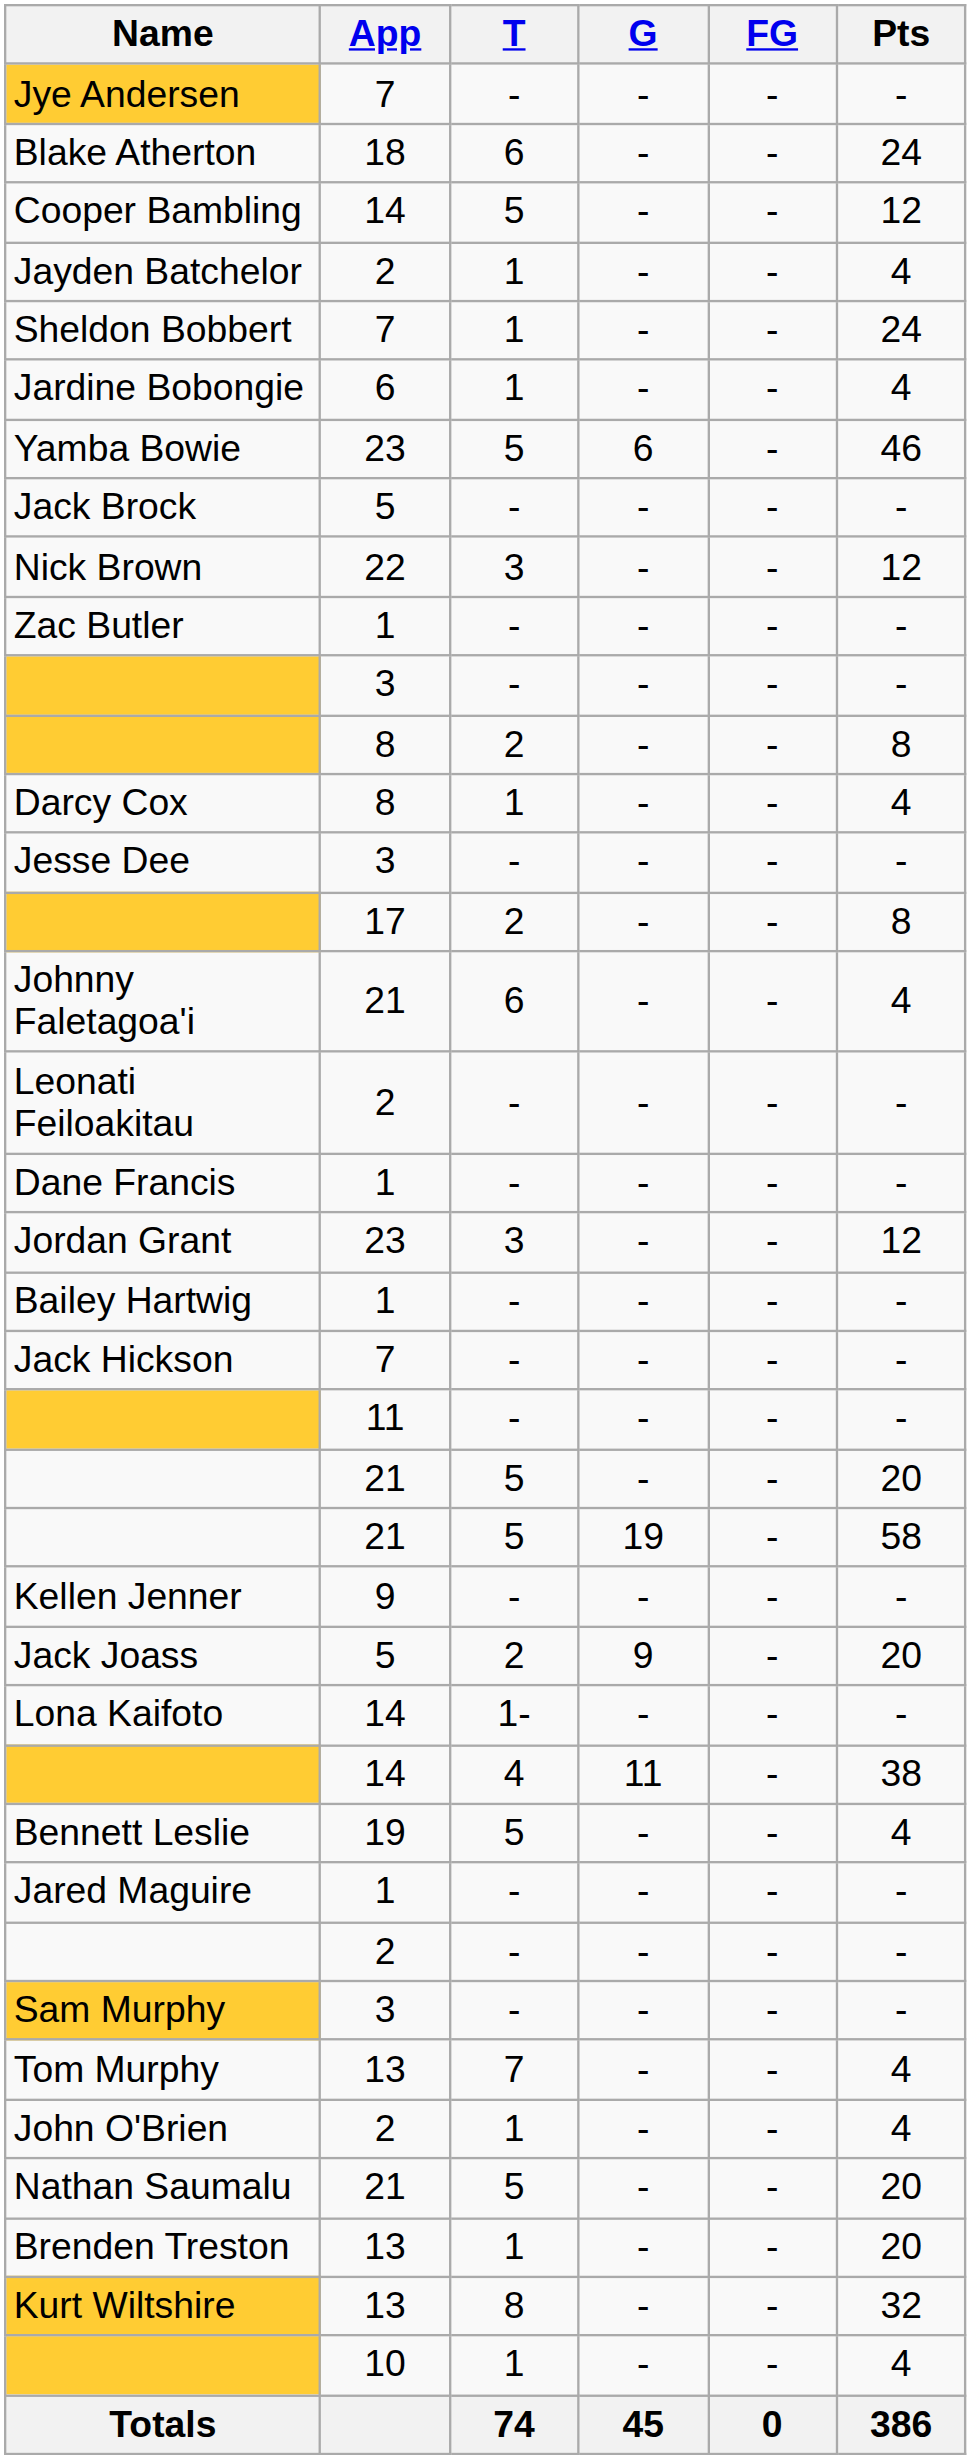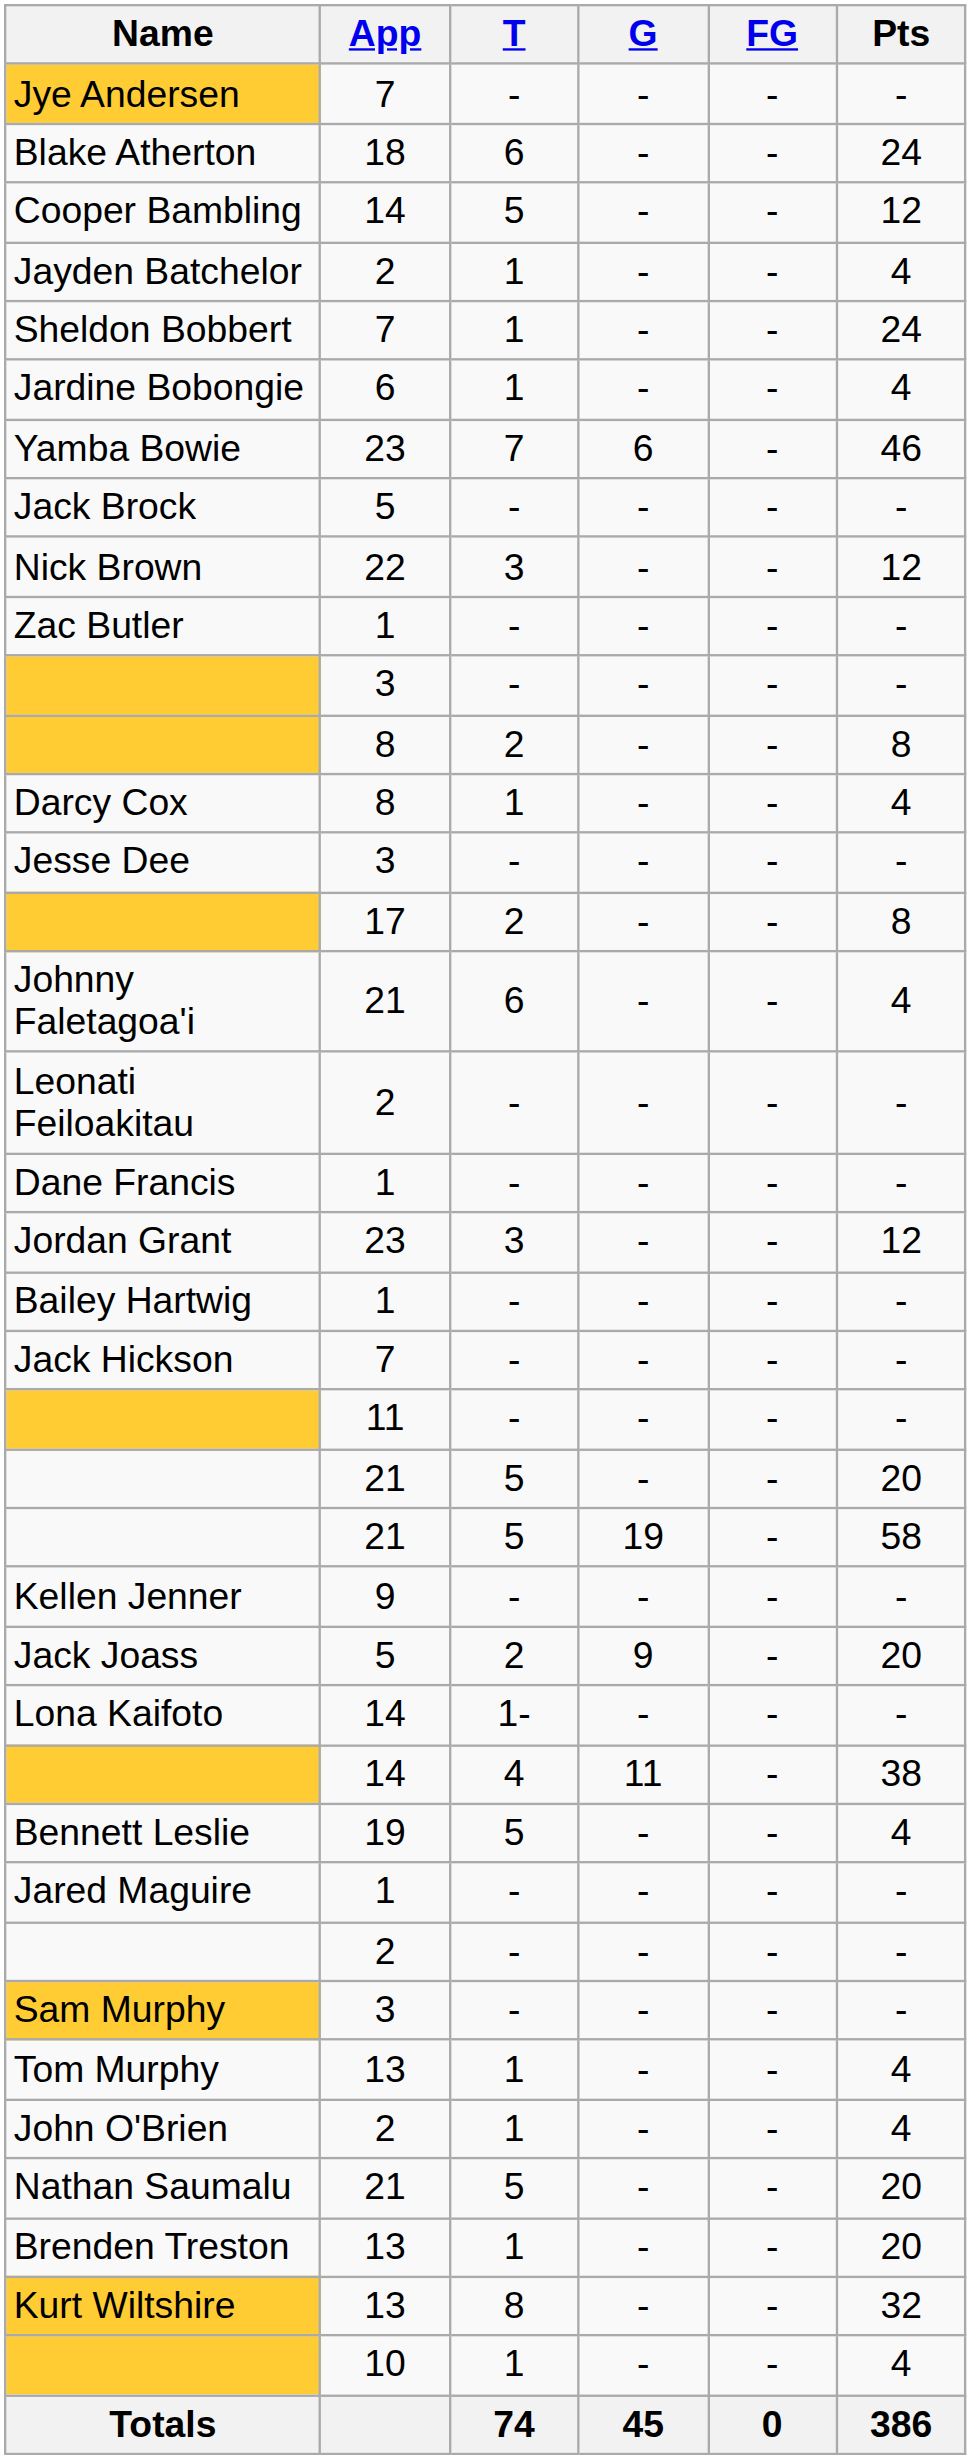(514, 447) 5 -> (514, 447) 7
(514, 2069) 7 -> (514, 2069) 1
